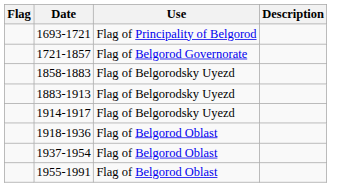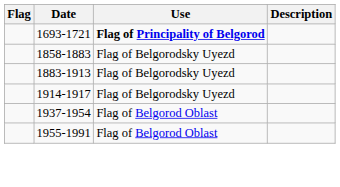(176, 34) normal -> (181, 34) bold
- row: (64, 53)
- row: (64, 133)
